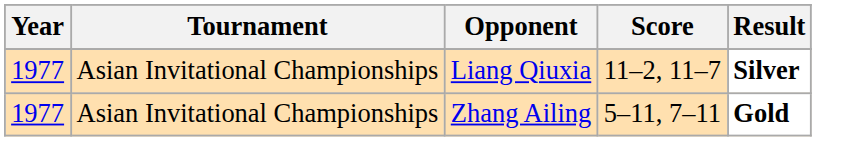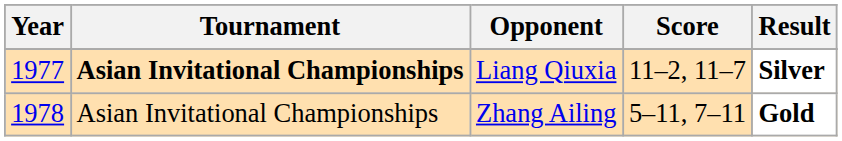(257, 70) normal -> (270, 70) bold
(38, 114) 1977 -> (38, 114) 1978
